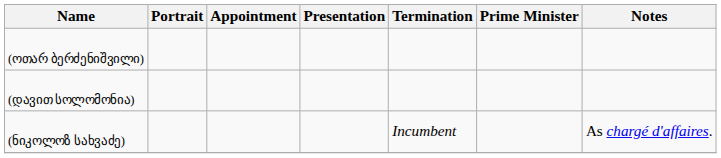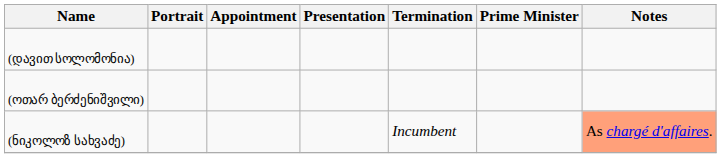rows swapped: (76, 58) <-> (71, 99)
(649, 131) no background -> (649, 131) lightsalmon background
